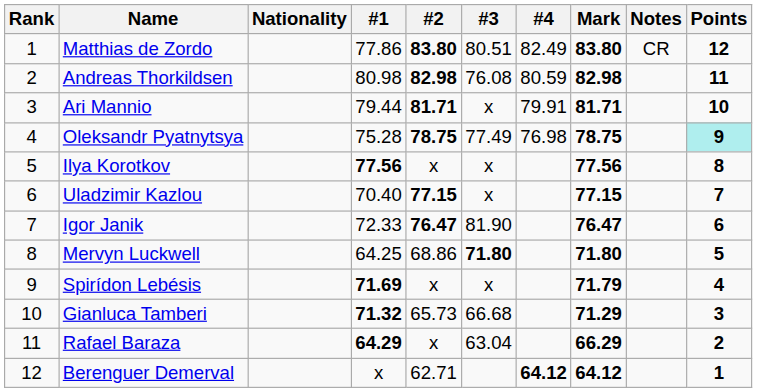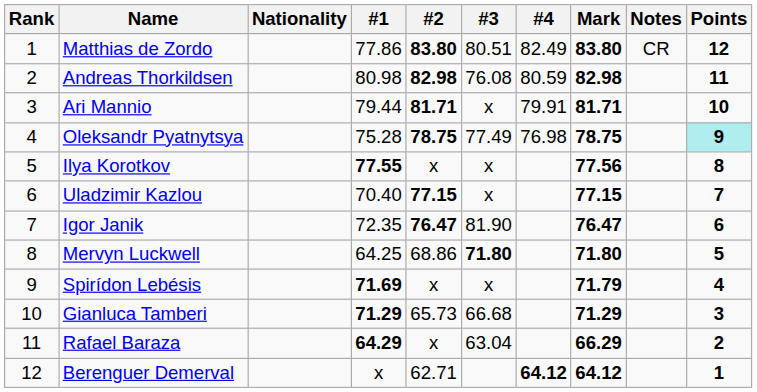(379, 166) 77.56 -> (379, 166) 77.55
(379, 225) 72.33 -> (379, 225) 72.35
(379, 313) 71.32 -> (379, 313) 71.29
